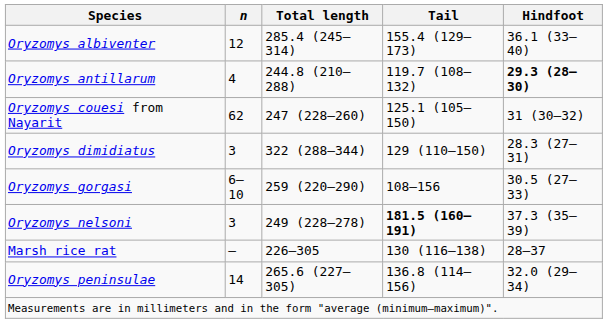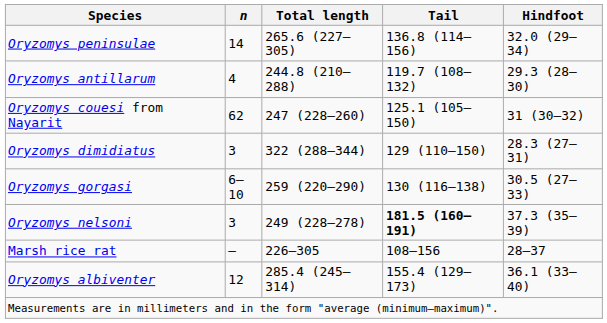rows swapped: (82, 43) <-> (82, 279)
(542, 79) bold -> (542, 79) normal
(413, 187) 108–156 -> (436, 187) 130 (116–138)
(436, 251) 130 (116–138) -> (413, 251) 108–156
